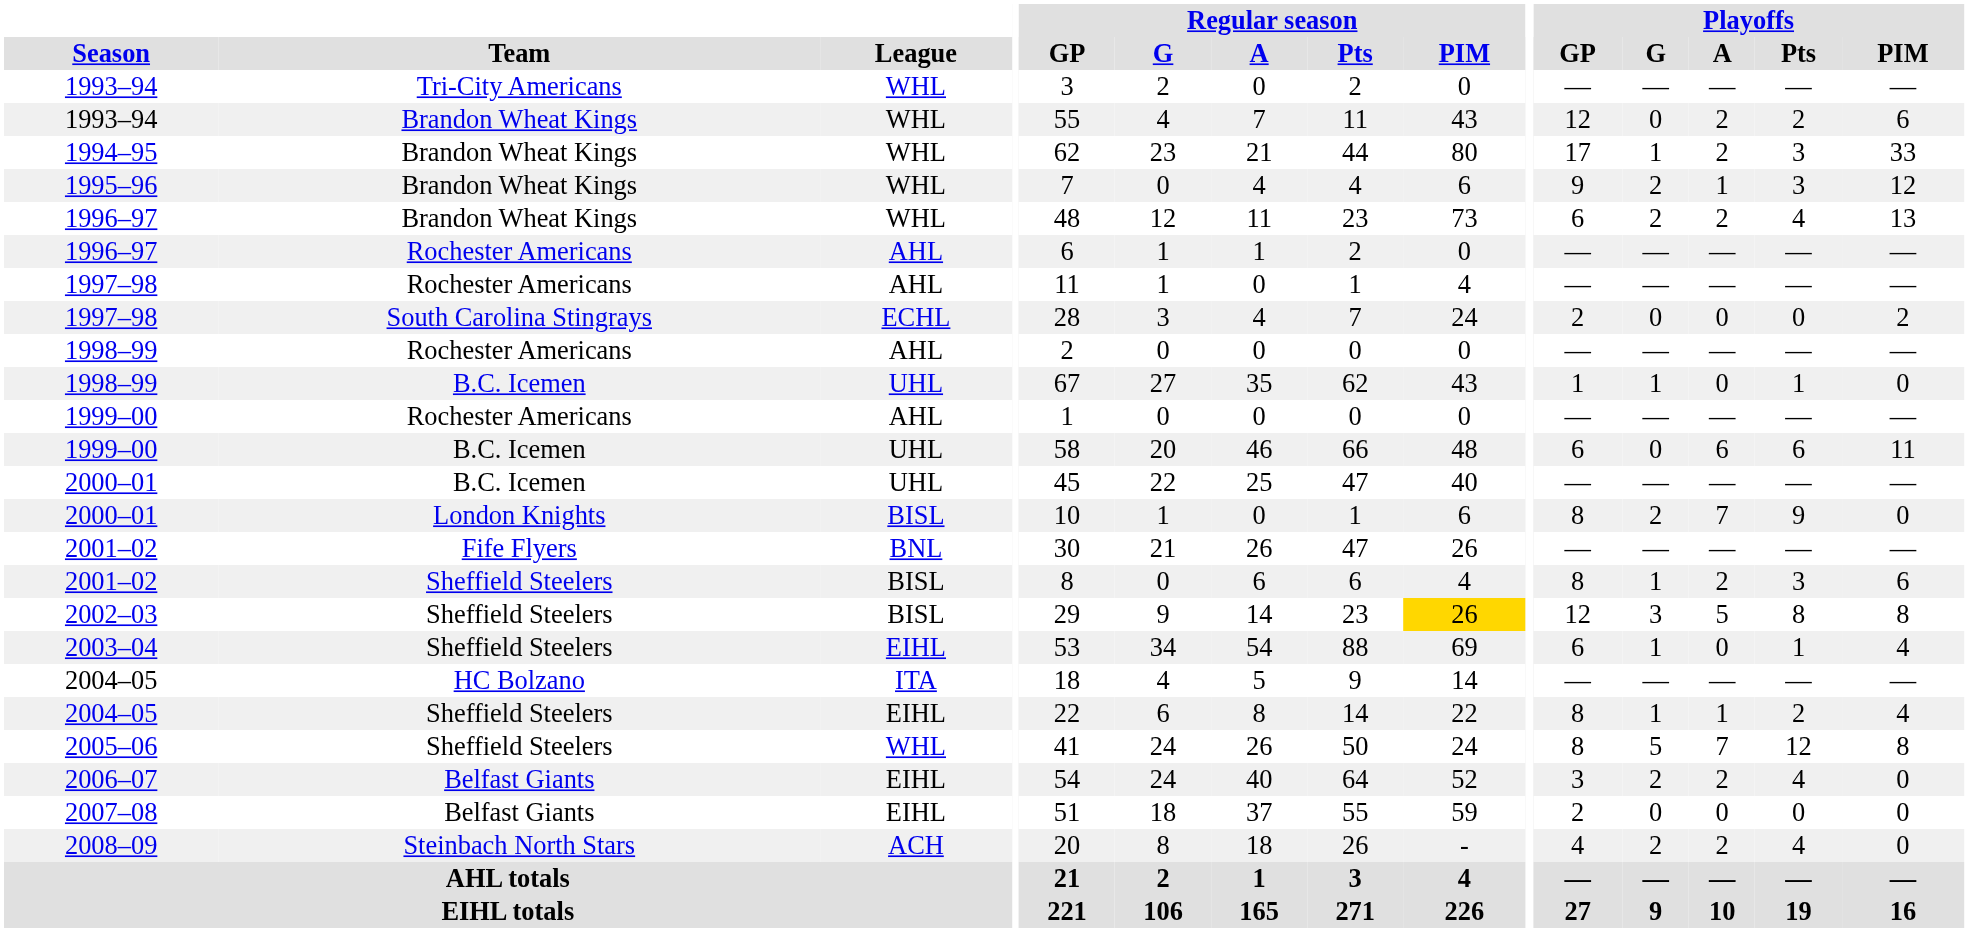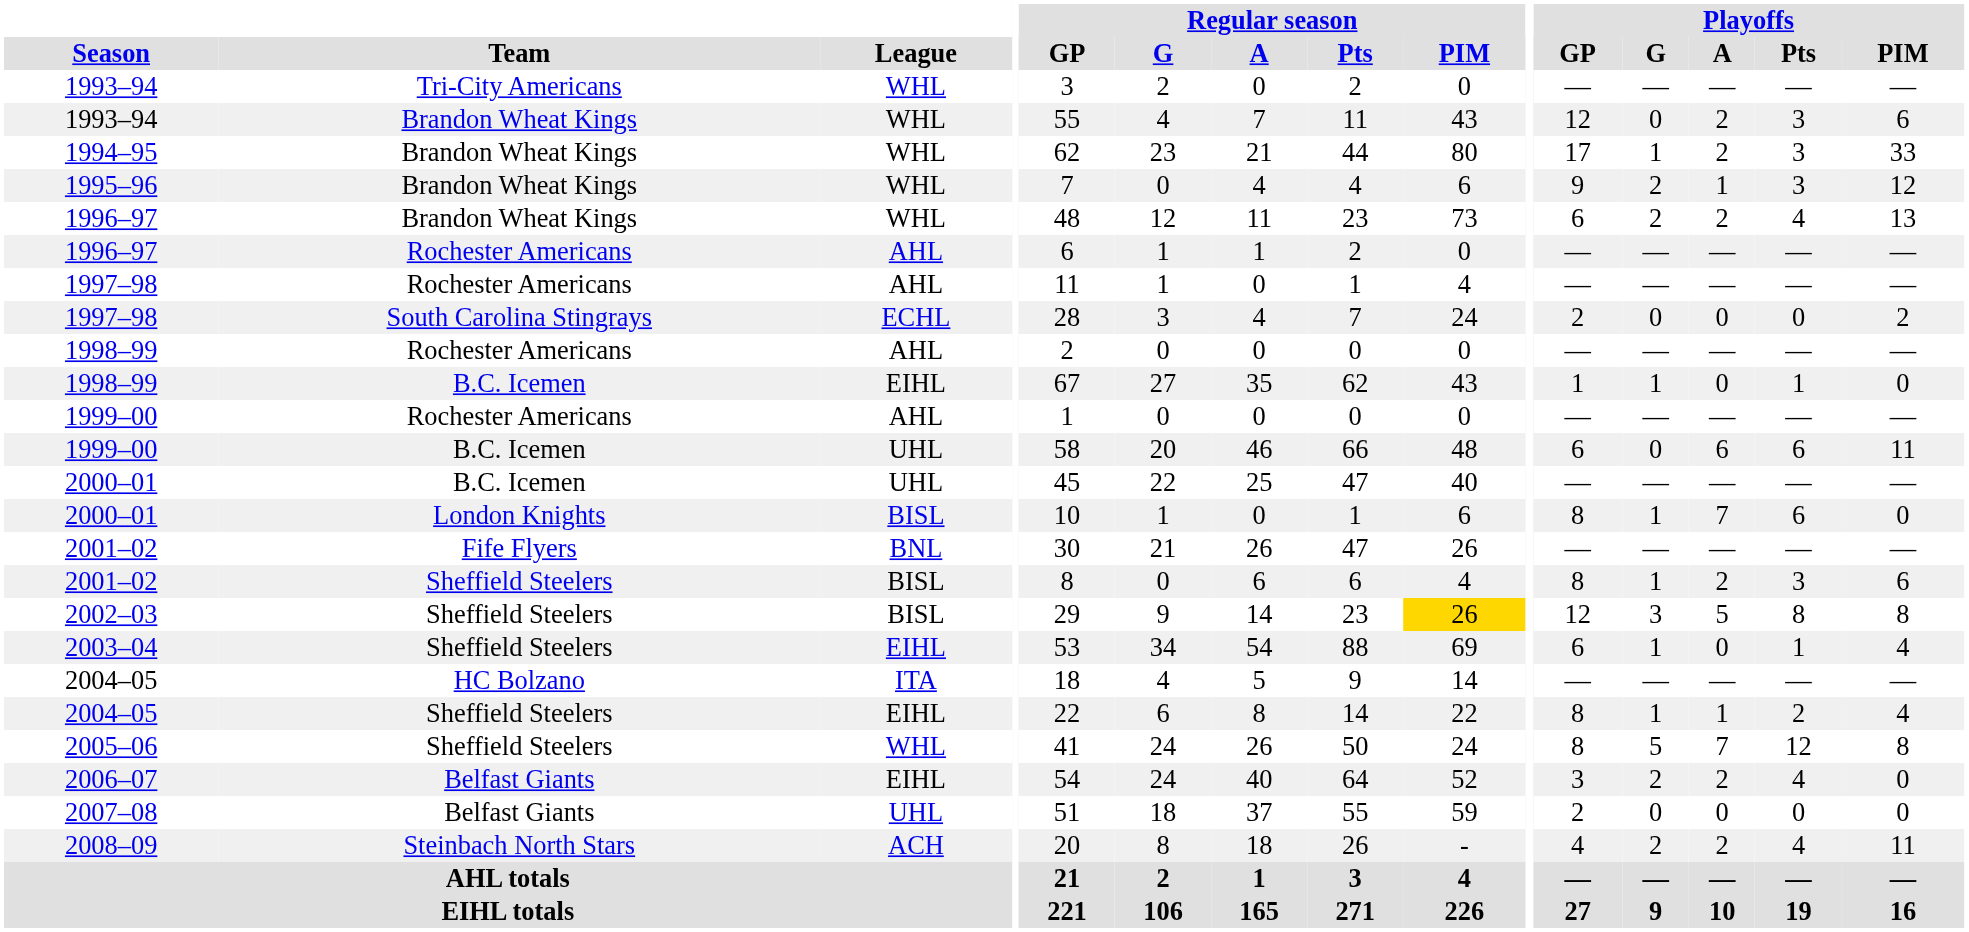(1799, 119) 2 -> (1799, 119) 3
(916, 383) UHL -> (916, 383) EIHL
(1656, 515) 2 -> (1656, 515) 1
(1799, 515) 9 -> (1799, 515) 6
(916, 812) EIHL -> (916, 812) UHL
(1903, 845) 0 -> (1903, 845) 11
